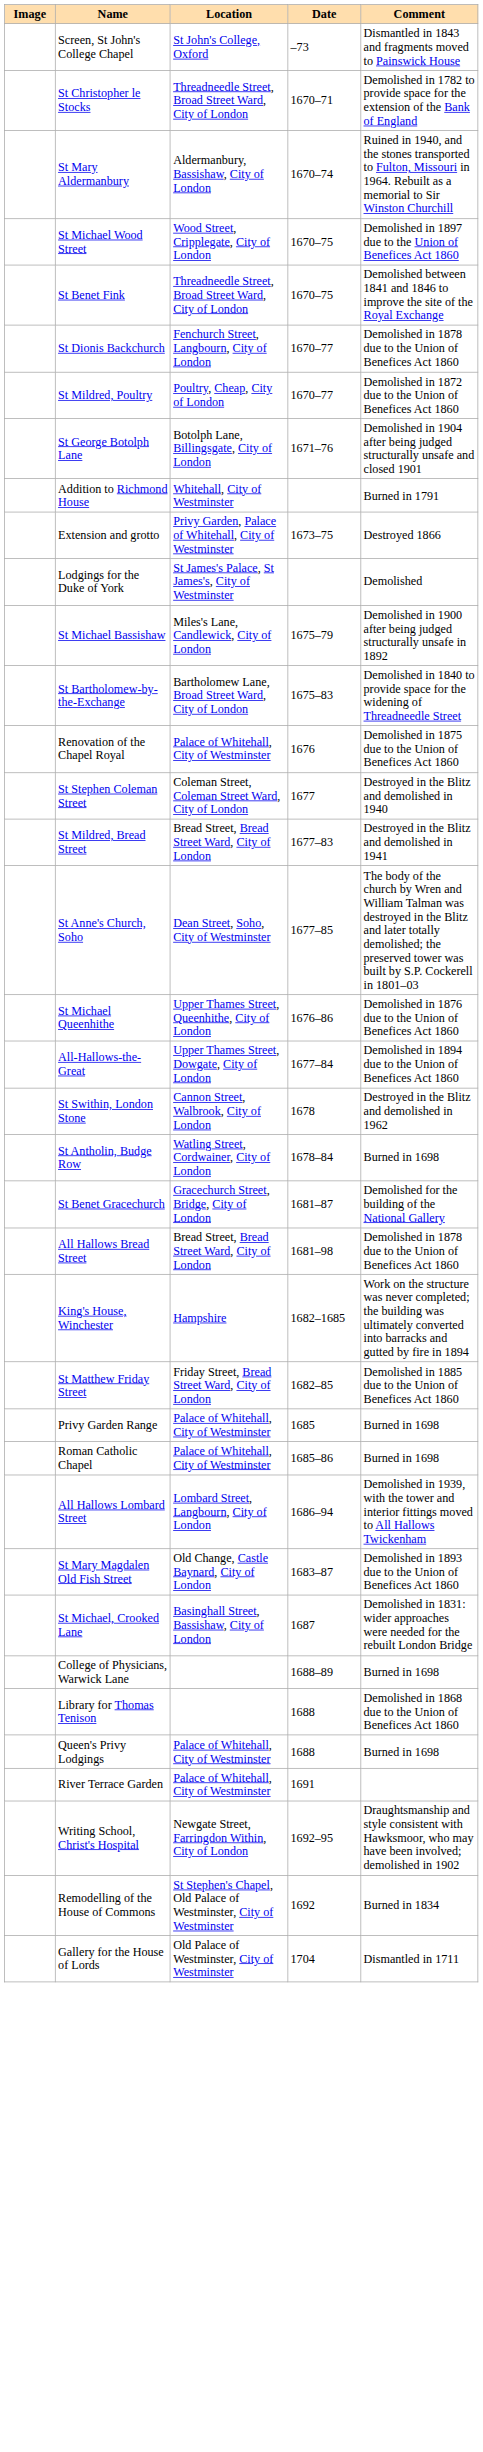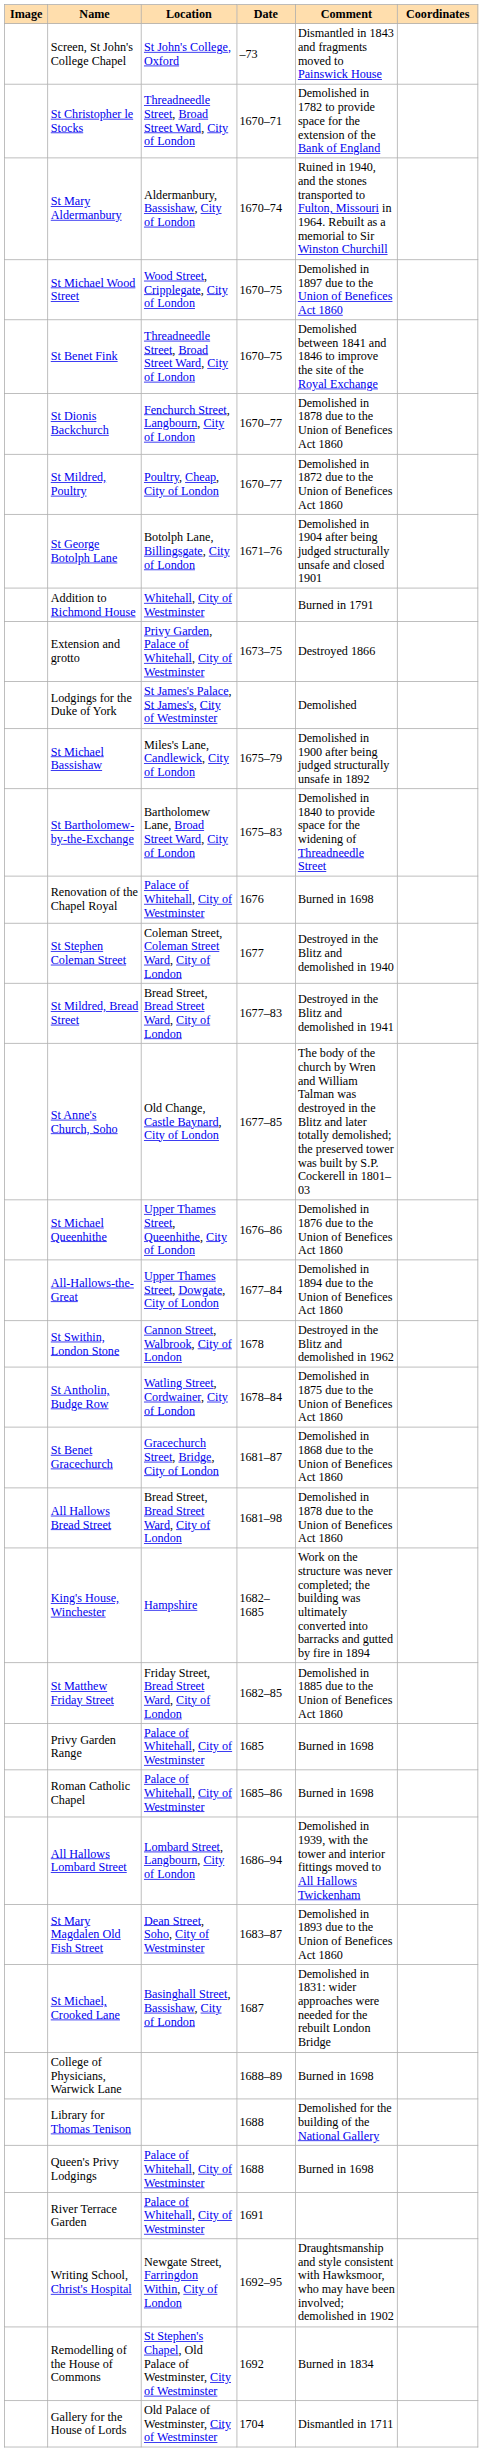+ column: (438, 14)
(413, 749) Demolished in 1875 due to the Union of Benefices Act 1860 -> (336, 899) Burned in 1698
(222, 930) Dean Street, Soho, City of Westminster -> (183, 1121) Old Change, Castle Baynard, City of London
(401, 1157) Burned in 1698 -> (345, 1397) Demolished in 1875 due to the Union of Benefices Act 1860
(410, 1204) Demolished for the building of the National Gallery -> (345, 1457) Demolished in 1868 due to the Union of Benefices Act 1860
(221, 1572) Old Change, Castle Baynard, City of London -> (177, 1934) Dean Street, Soho, City of Westminster
(413, 1711) Demolished in 1868 due to the Union of Benefices Act 1860 -> (345, 2122) Demolished for the building of the National Gallery
